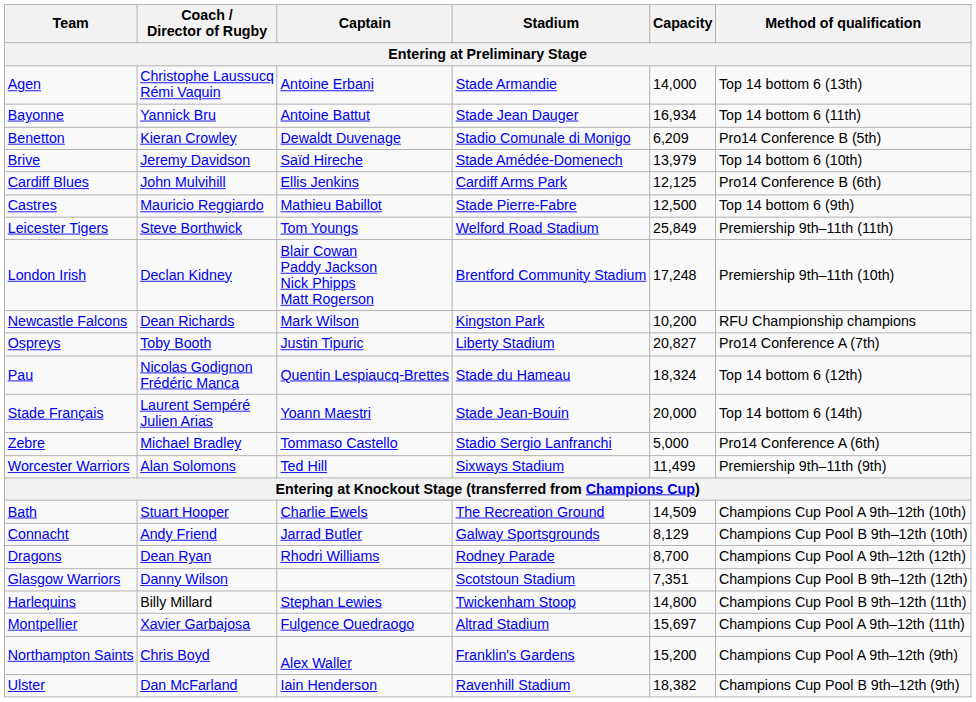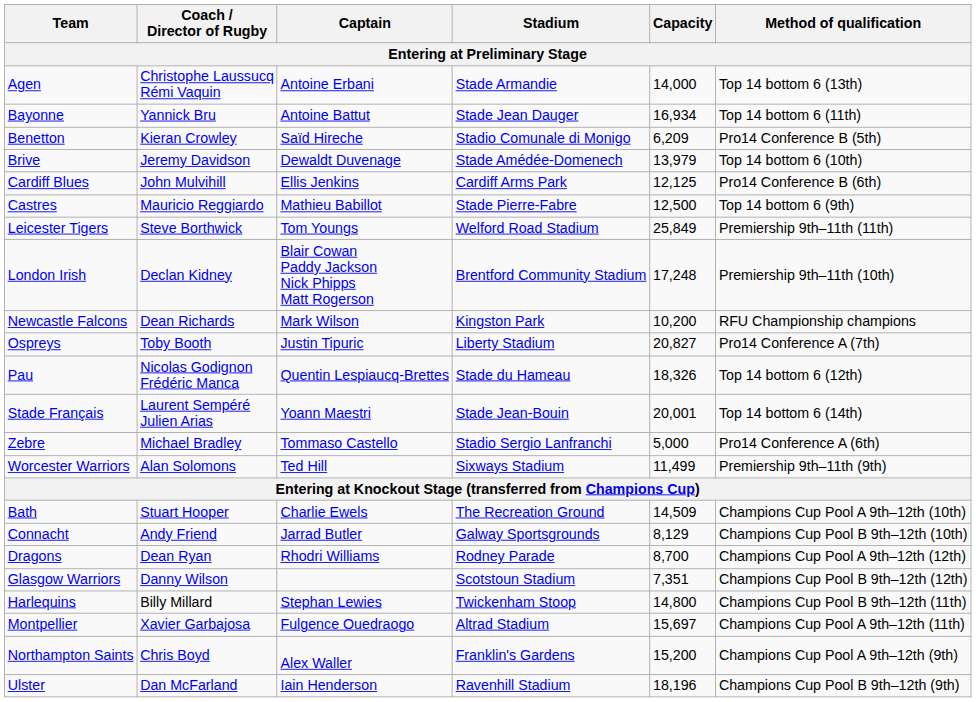(341, 138) Dewaldt Duvenage -> (322, 138) Saïd Hireche
(322, 160) Saïd Hireche -> (341, 160) Dewaldt Duvenage
(675, 374) 18,324 -> (675, 374) 18,326
(675, 413) 20,000 -> (675, 413) 20,001
(675, 685) 18,382 -> (675, 685) 18,196
